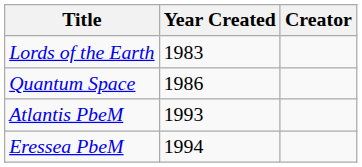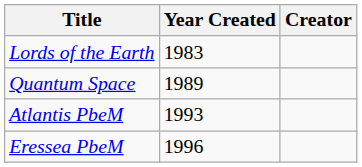(184, 83) 1986 -> (184, 83) 1989
(184, 146) 1994 -> (184, 146) 1996
